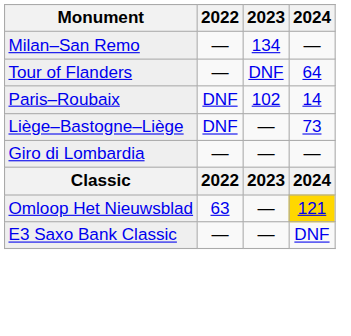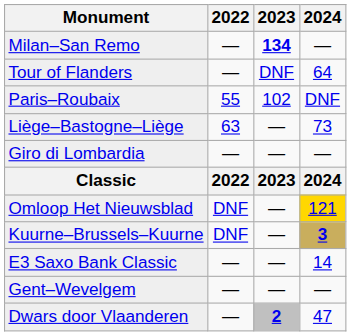(266, 45) normal -> (276, 45) bold
(220, 99) DNF -> (231, 99) 55
(312, 99) 14 -> (322, 99) DNF
(220, 126) DNF -> (231, 126) 63
(220, 208) 63 -> (231, 208) DNF
+ row: (106, 235)
(312, 235) DNF -> (322, 262) 14
+ row: (72, 289)
+ row: (98, 316)
